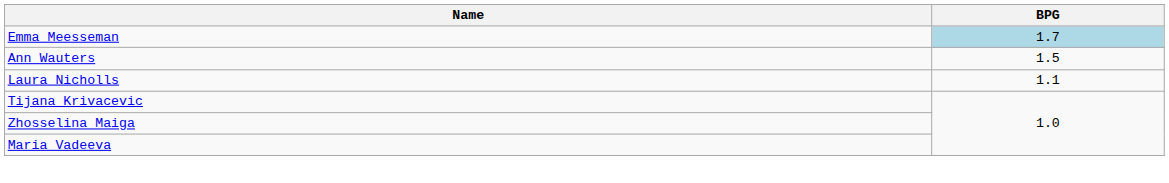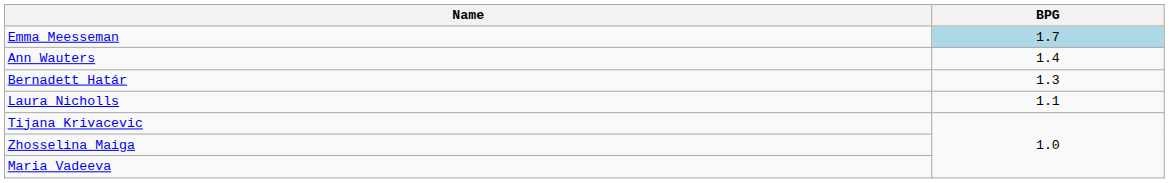(1048, 59) 1.5 -> (1048, 59) 1.4
+ row: (67, 80)
